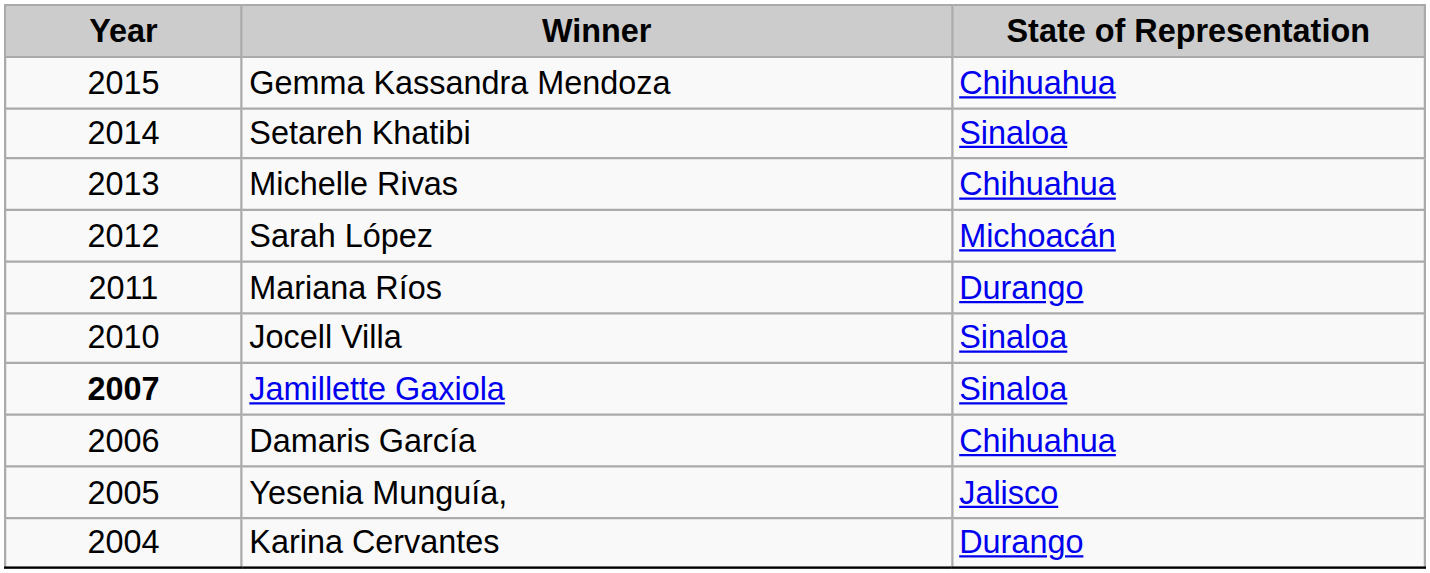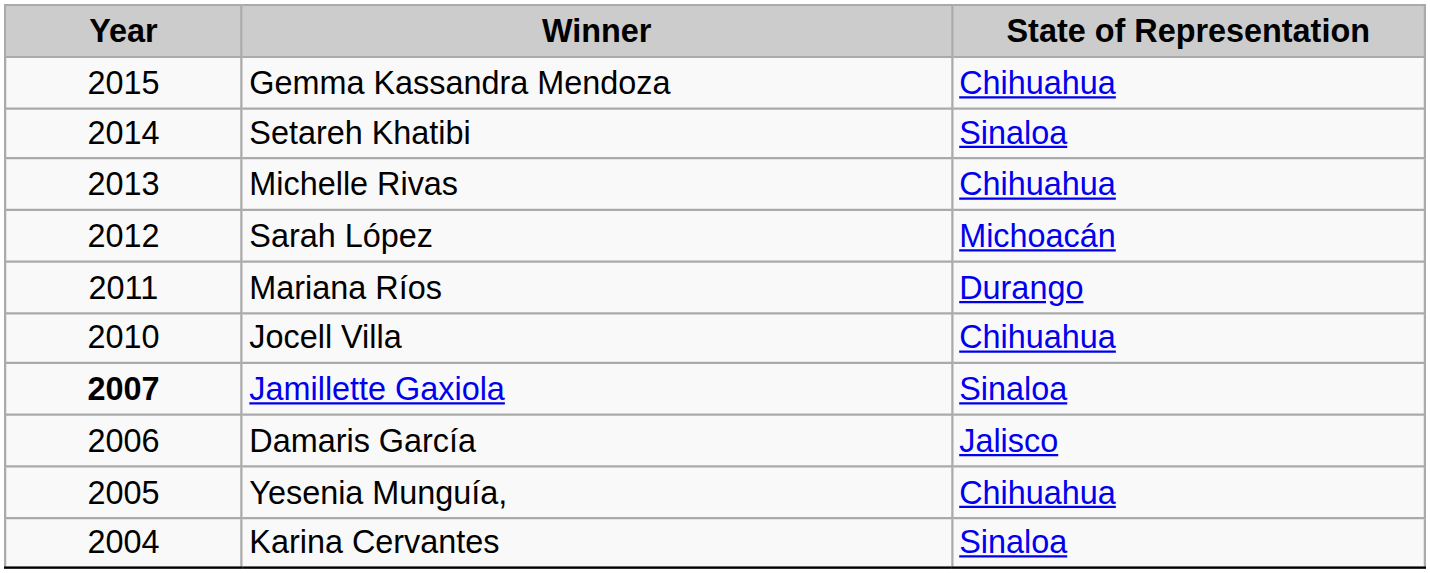(1013, 338) Sinaloa -> (1038, 338) Chihuahua
(1038, 440) Chihuahua -> (1009, 440) Jalisco
(1009, 491) Jalisco -> (1038, 491) Chihuahua
(1021, 543) Durango -> (1013, 543) Sinaloa
